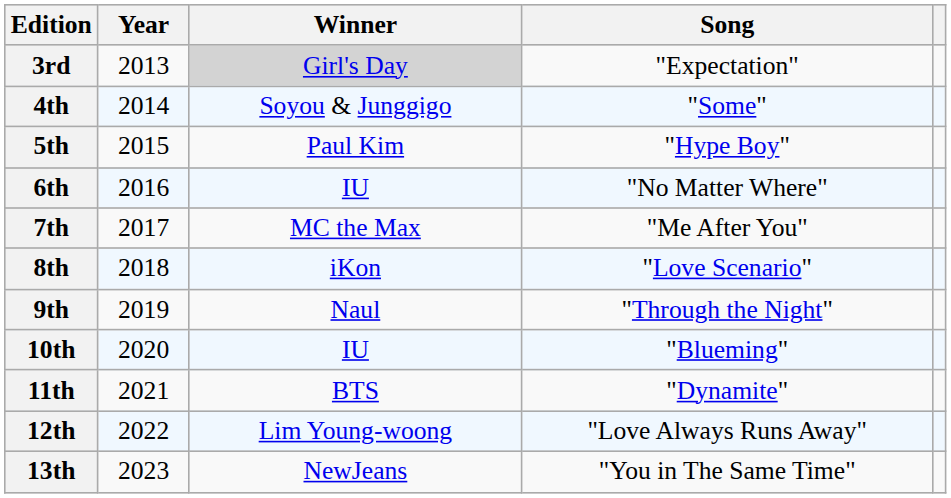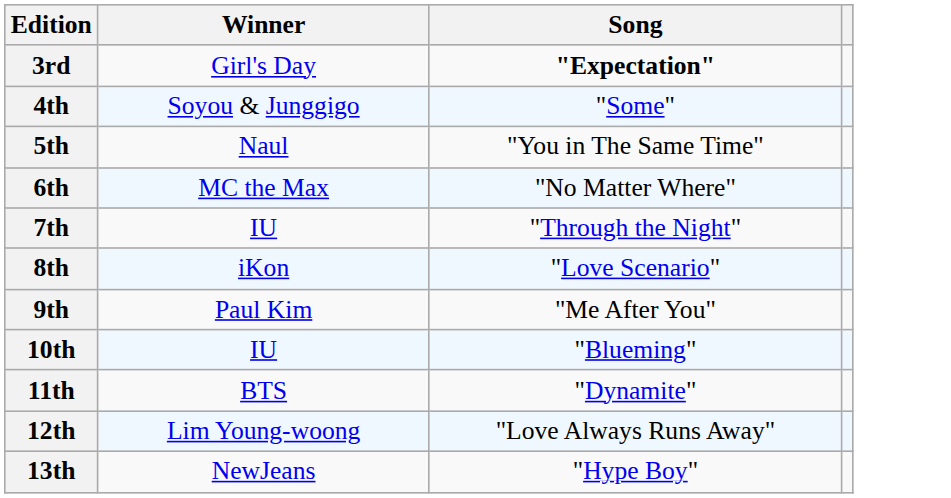- column: (144, 24)
(355, 65) lightgrey background -> (264, 65) no background
(727, 65) normal -> (635, 65) bold
(355, 146) Paul Kim -> (264, 146) Naul
(727, 146) "Hype Boy" -> (635, 146) "You in The Same Time"
(355, 187) IU -> (264, 187) MC the Max
(355, 227) MC the Max -> (264, 227) IU
(727, 227) "Me After You" -> (635, 227) "Through the Night"
(355, 308) Naul -> (264, 308) Paul Kim
(727, 308) "Through the Night" -> (635, 308) "Me After You"
(727, 471) "You in The Same Time" -> (635, 471) "Hype Boy"
